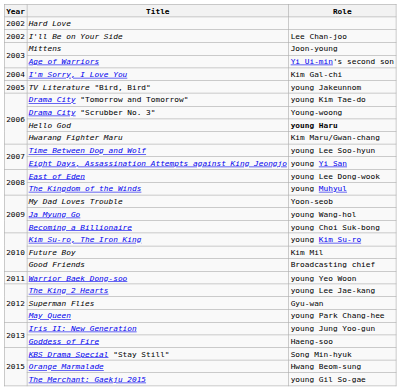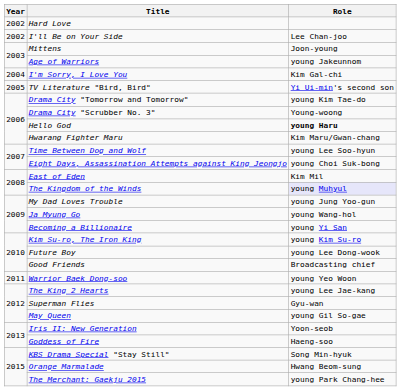(342, 62) Yi Ui-min's second son -> (326, 62) young Jakeunnom
(326, 87) young Jakeunnom -> (342, 87) Yi Ui-min's second son
(319, 163) young Yi San -> (335, 163) young Choi Suk-bong
(335, 176) young Lee Dong-wook -> (307, 176) Kim Mil
(319, 189) no background -> (319, 189) lavender background
(312, 201) Yoon-seob -> (333, 201) young Jung Yoo-gun
(335, 227) young Choi Suk-bong -> (319, 227) young Yi San
(307, 252) Kim Mil -> (335, 252) young Lee Dong-wook
(338, 316) young Park Chang-hee -> (328, 316) young Gil So-gae
(333, 328) young Jung Yoo-gun -> (312, 328) Yoon-seob
(328, 379) young Gil So-gae -> (338, 379) young Park Chang-hee
